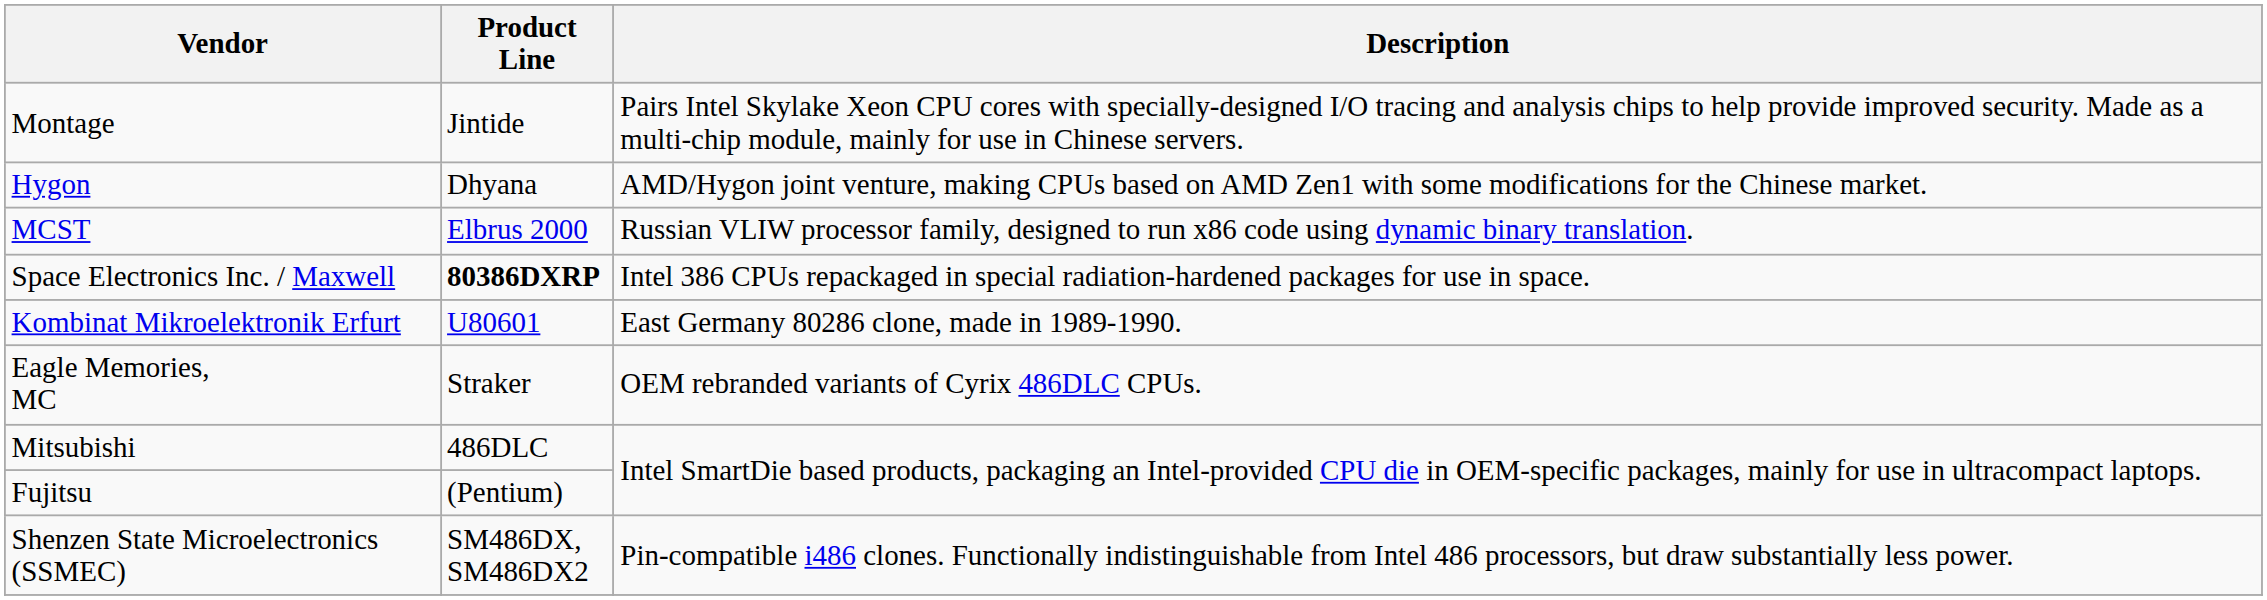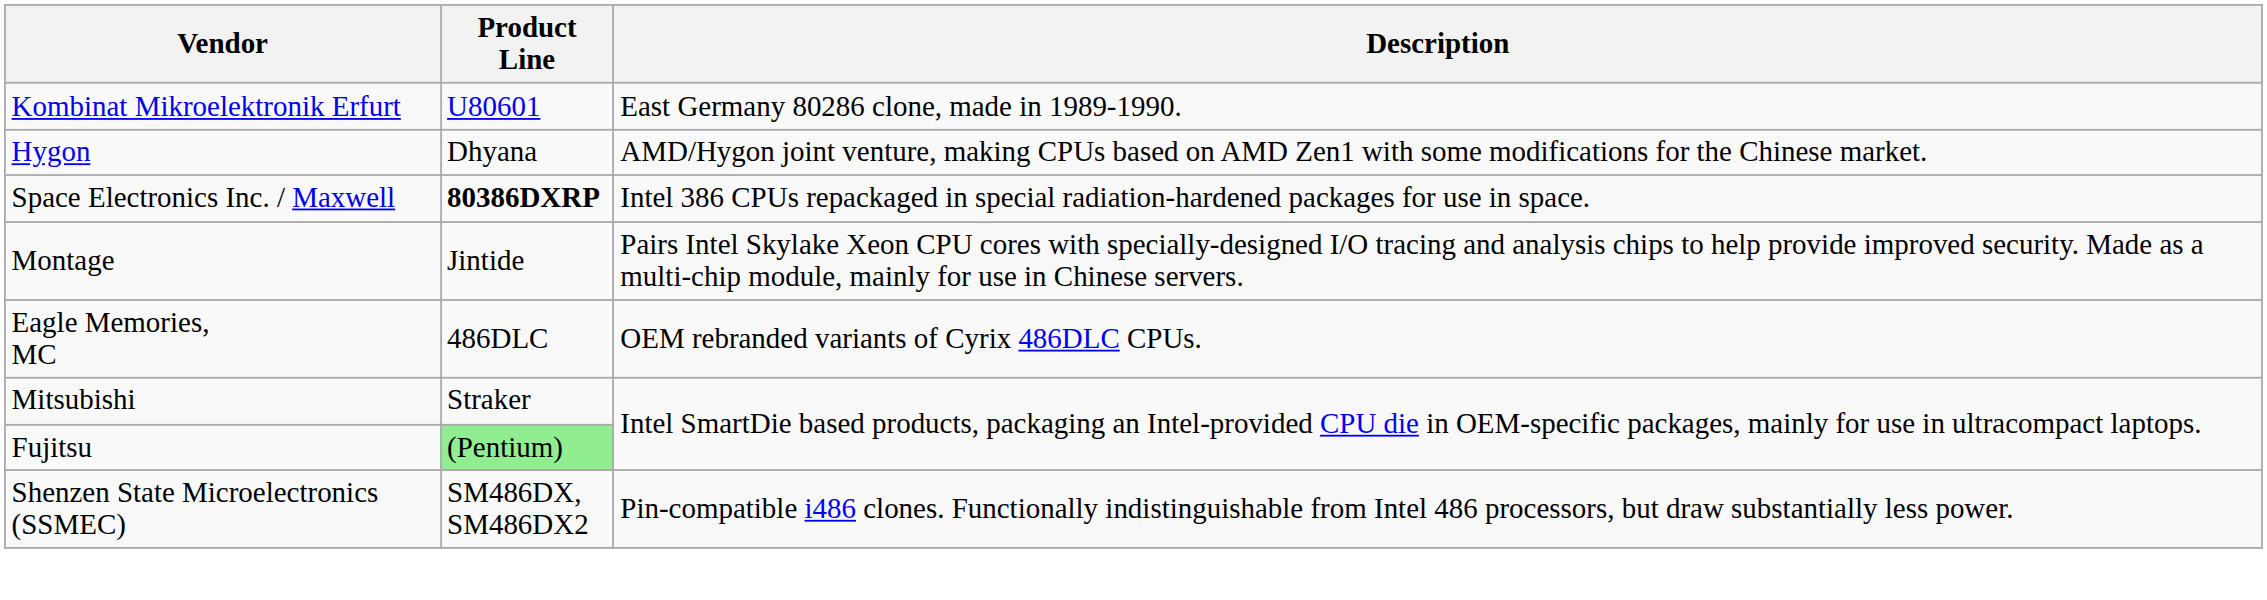rows swapped: (63, 122) <-> (206, 322)
- row: (51, 230)
(489, 384) Straker -> (498, 338) 486DLC
(498, 446) 486DLC -> (489, 400) Straker
(505, 492) no background -> (505, 446) lightgreen background
